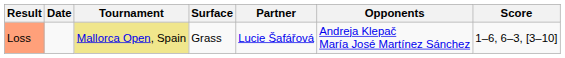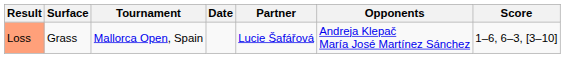columns swapped: (59, 13) <-> (212, 13)
(131, 37) khaki background -> (148, 37) no background
